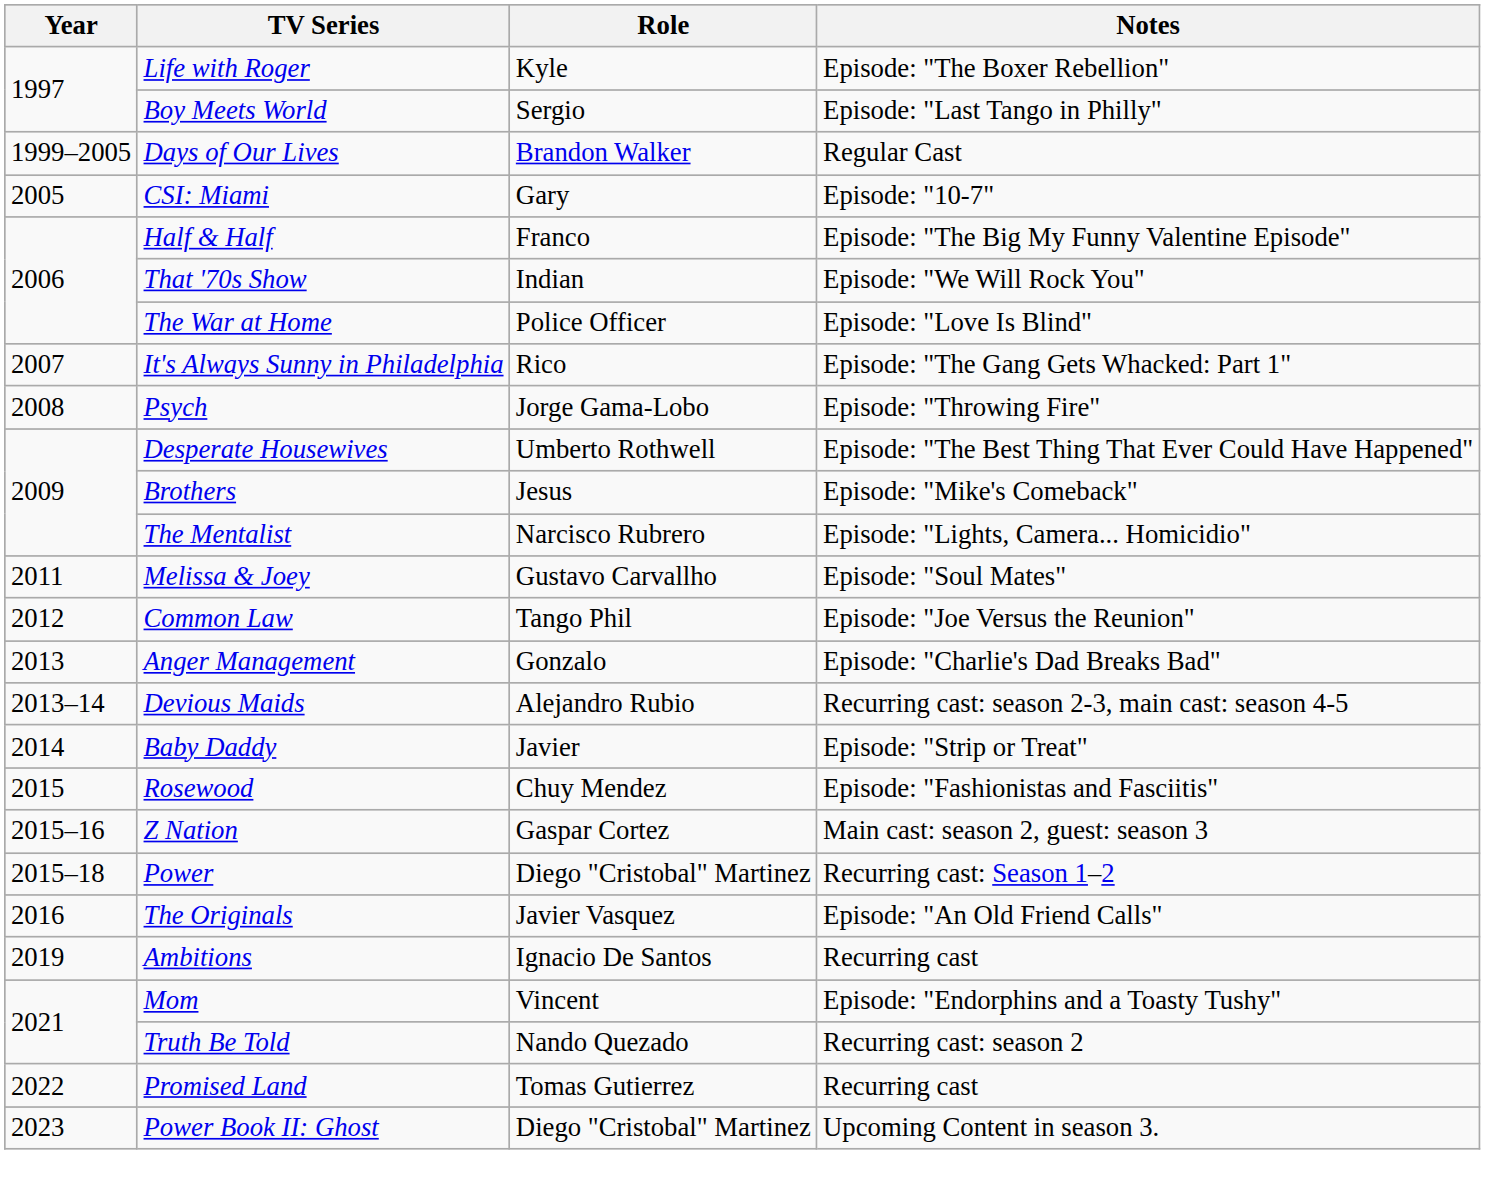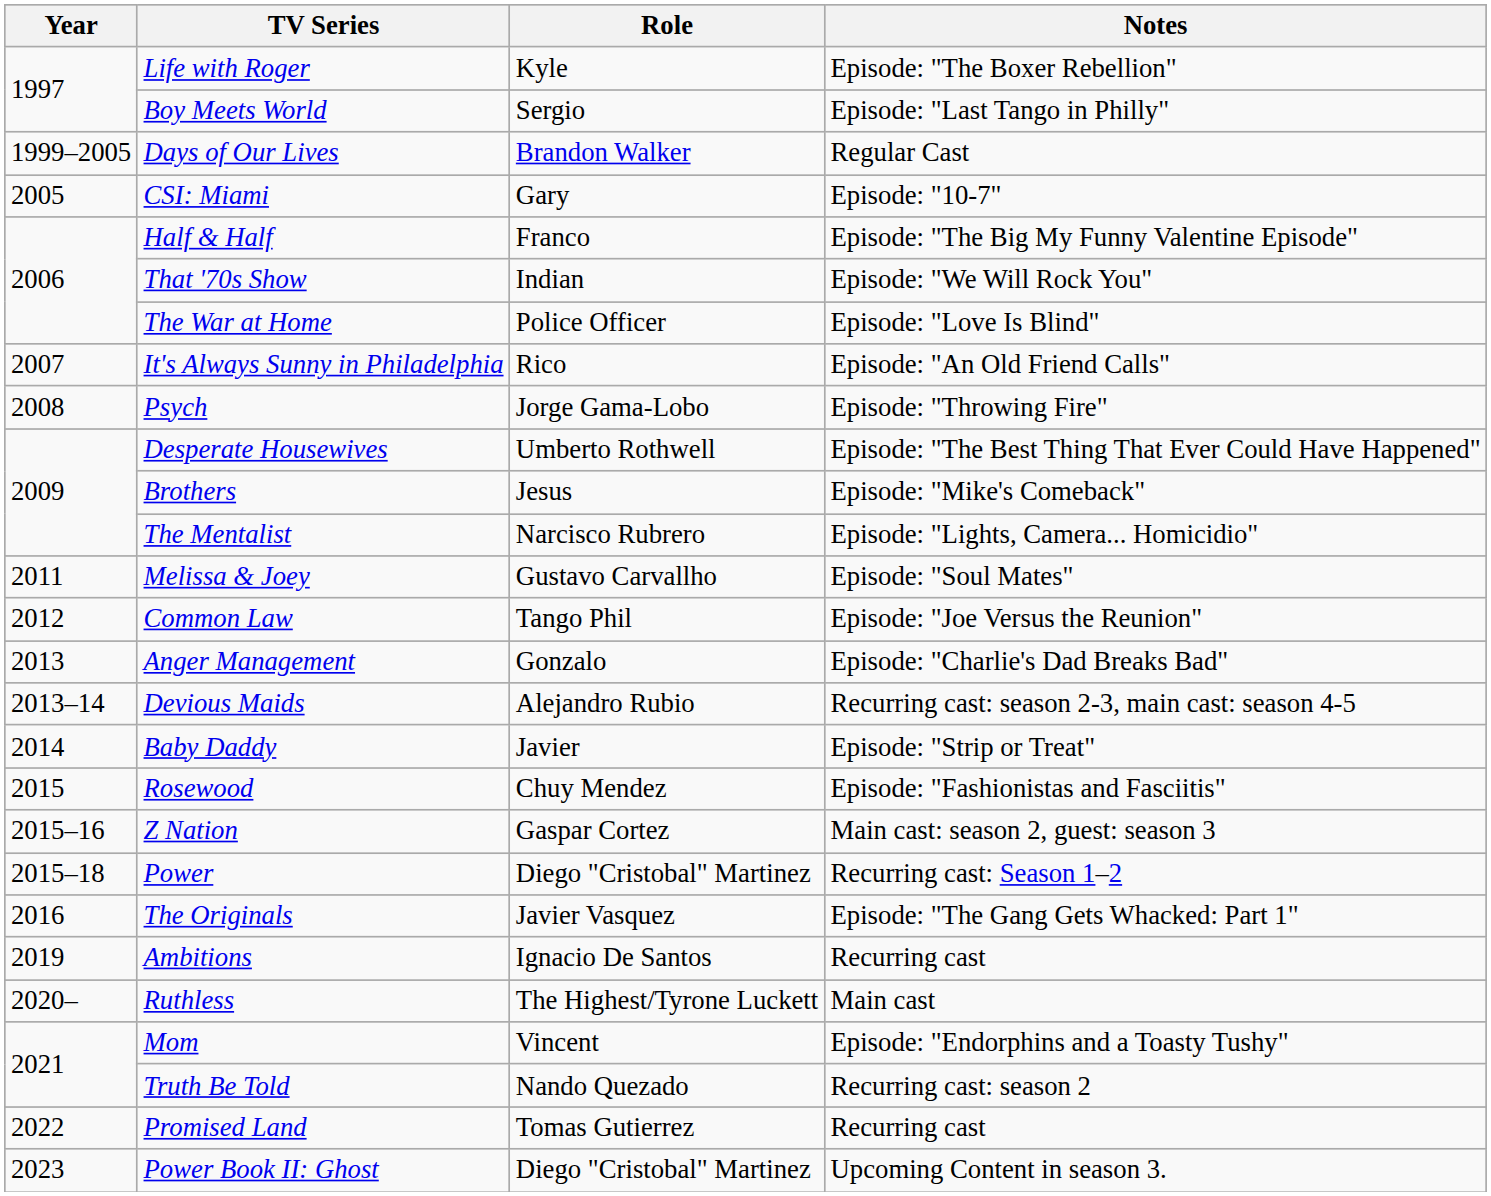(1057, 364) Episode: "The Gang Gets Whacked: Part 1" -> (1000, 364) Episode: "An Old Friend Calls"
(993, 915) Episode: "An Old Friend Calls" -> (1065, 915) Episode: "The Gang Gets Whacked: Part 1"
+ row: (189, 1000)
